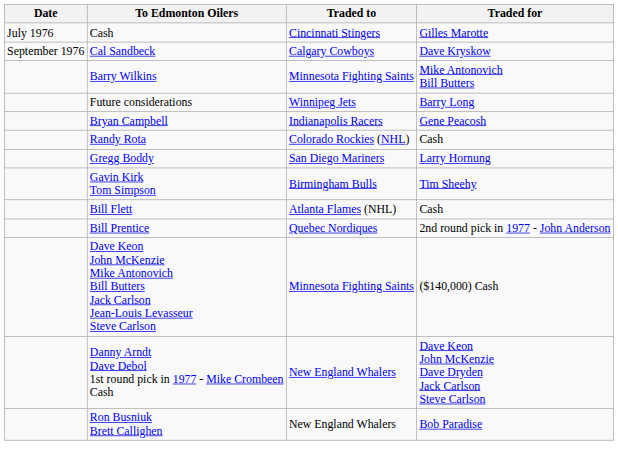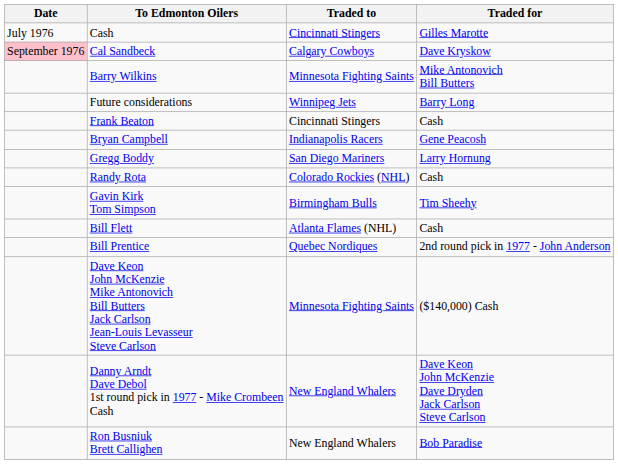(46, 51) no background -> (46, 51) pink background
+ row: (122, 121)
rows swapped: (118, 139) <-> (122, 158)
